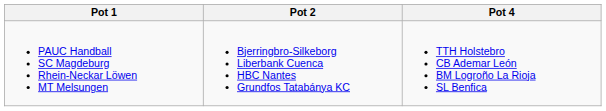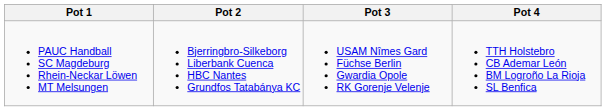+ column: (377, 12)
